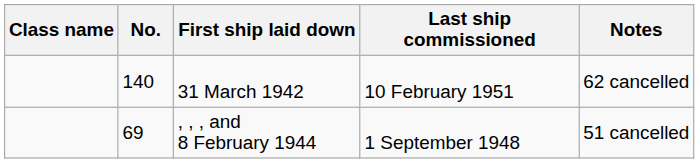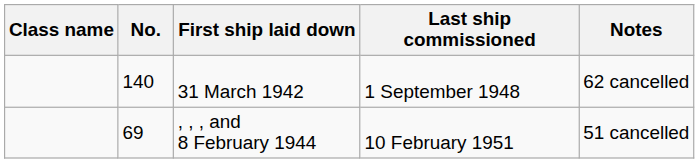(439, 91) 10 February 1951 -> (442, 91) 1 September 1948
(442, 143) 1 September 1948 -> (439, 143) 10 February 1951
